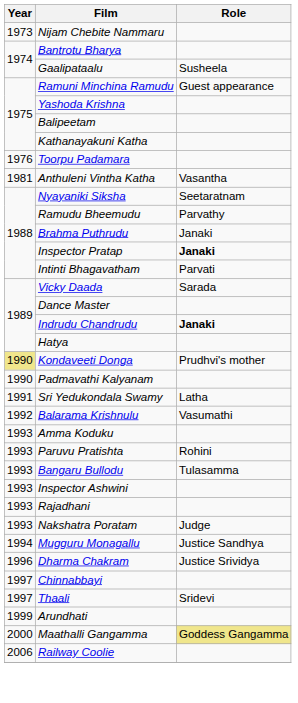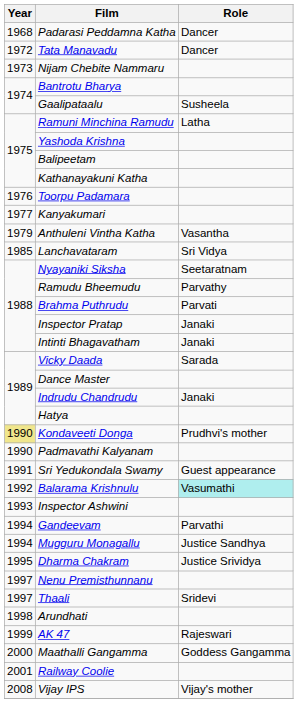+ row: (107, 31)
+ row: (77, 50)
(226, 86) Guest appearance -> (195, 123) Latha
+ row: (72, 214)
(20, 178) 1981 -> (20, 232) 1979
+ row: (78, 251)
(196, 232) Janaki -> (199, 305) Parvati
(197, 251) bold -> (198, 324) normal
(197, 269) Parvati -> (198, 342) Janaki
(197, 324) bold -> (198, 397) normal
(193, 397) Latha -> (228, 470) Guest appearance
(206, 415) no background -> (208, 488) paleturquoise background
- row: (76, 433)
- row: (81, 452)
- row: (81, 470)
- row: (64, 506)
- row: (88, 525)
+ row: (69, 525)
(20, 561) 1996 -> (20, 561) 1995
- row: (70, 580)
+ row: (95, 580)
(20, 616) 1999 -> (20, 616) 1998
+ row: (54, 634)
(234, 634) khaki background -> (236, 653) no background
(20, 653) 2006 -> (20, 671) 2001
+ row: (61, 689)
